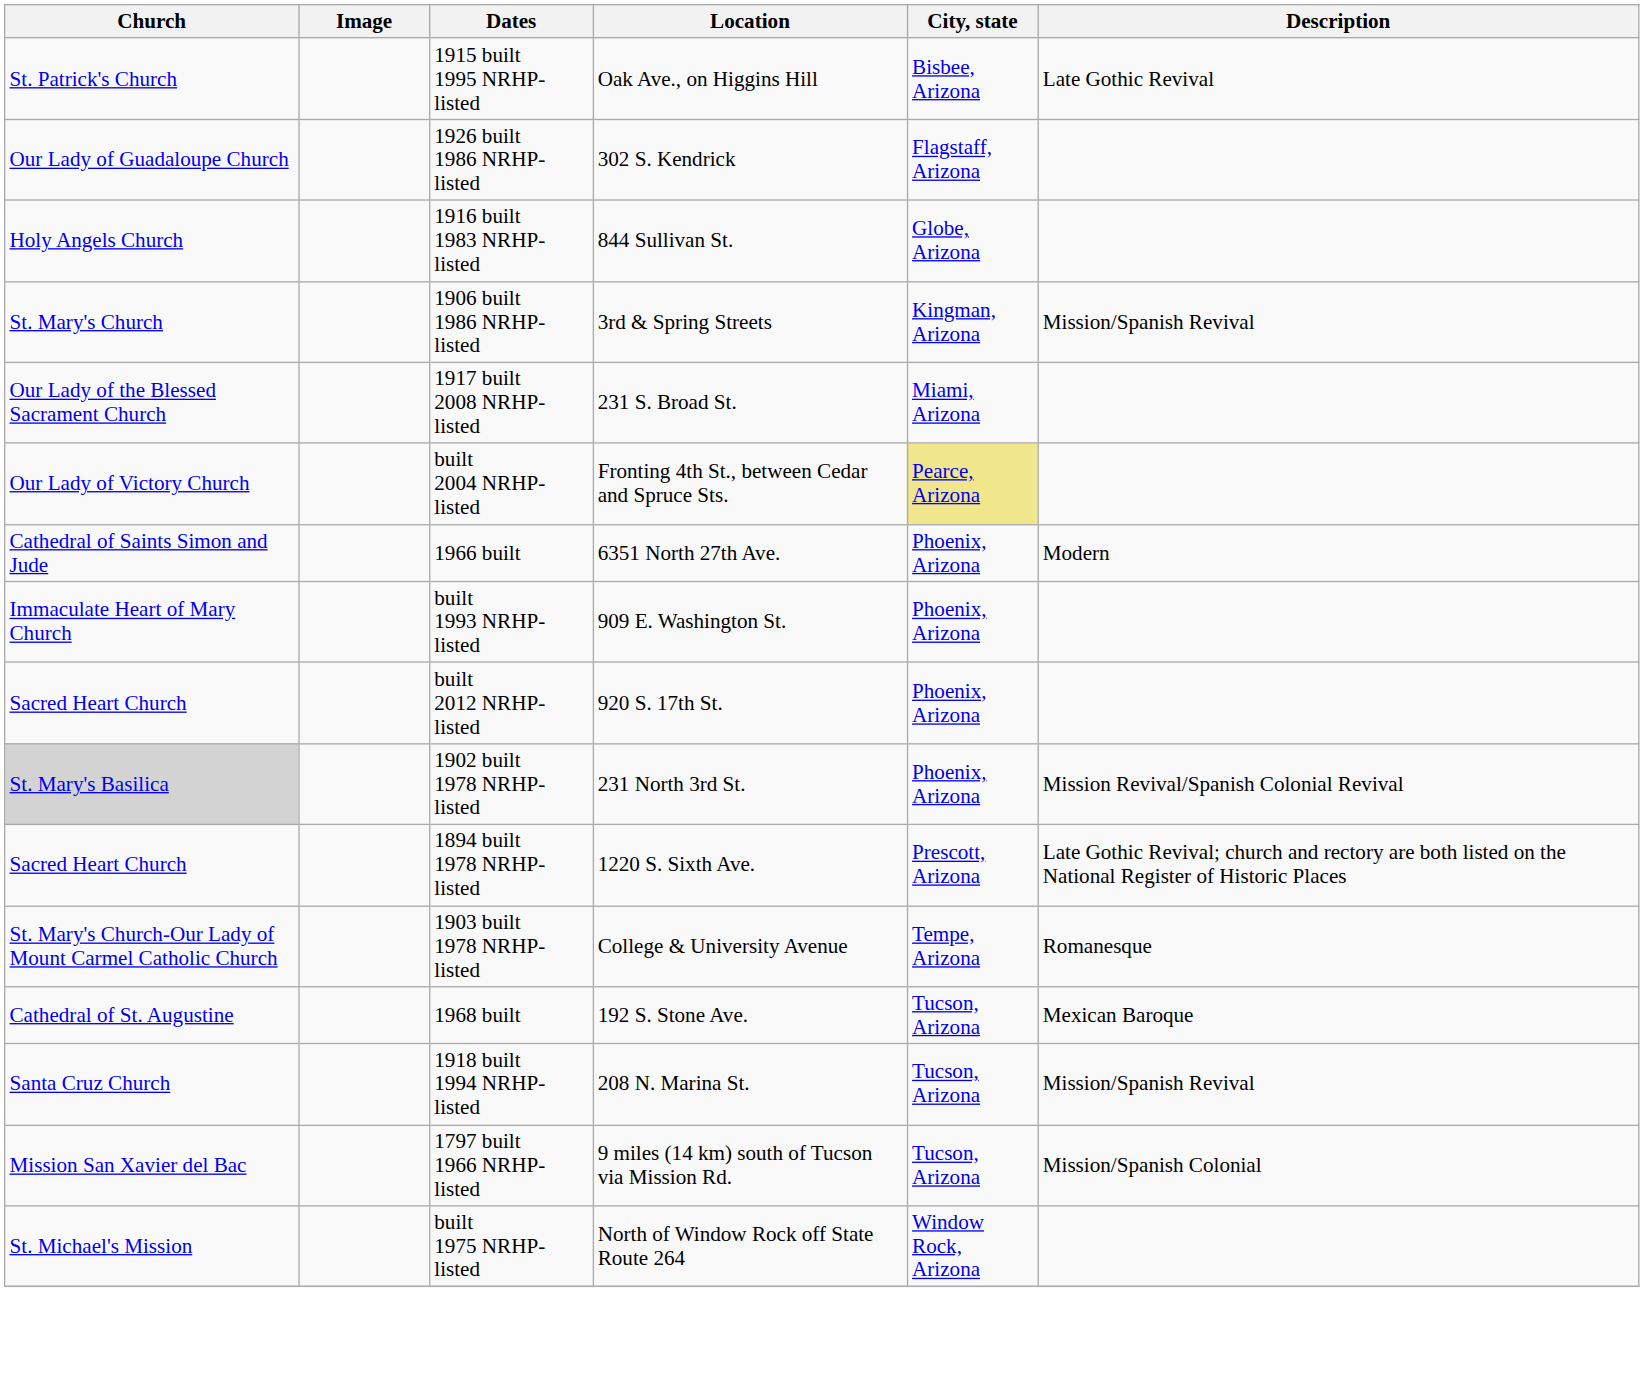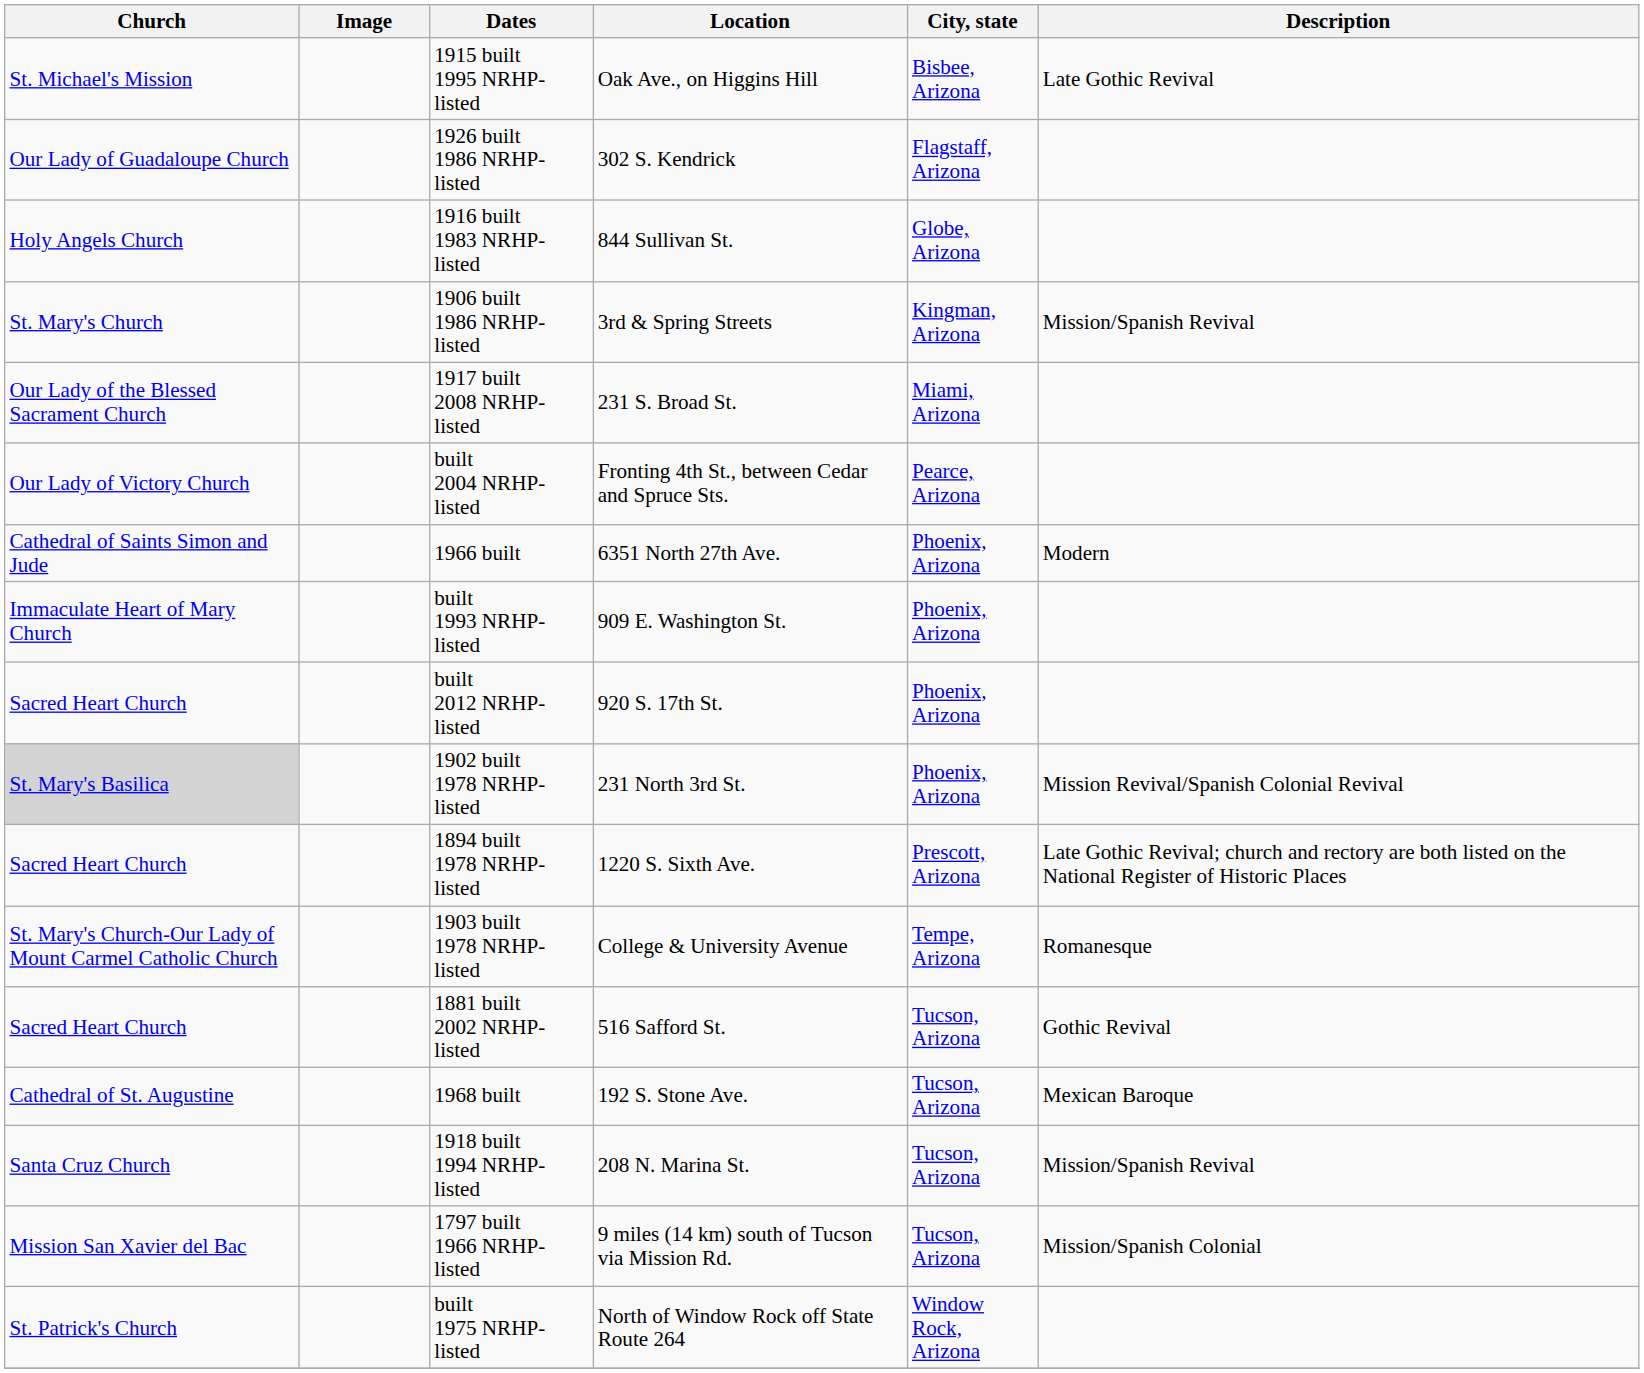(93, 78) St. Patrick's Church -> (101, 78) St. Michael's Mission
(946, 483) khaki background -> (946, 483) no background
+ row: (490, 1026)
(101, 1246) St. Michael's Mission -> (93, 1327) St. Patrick's Church
